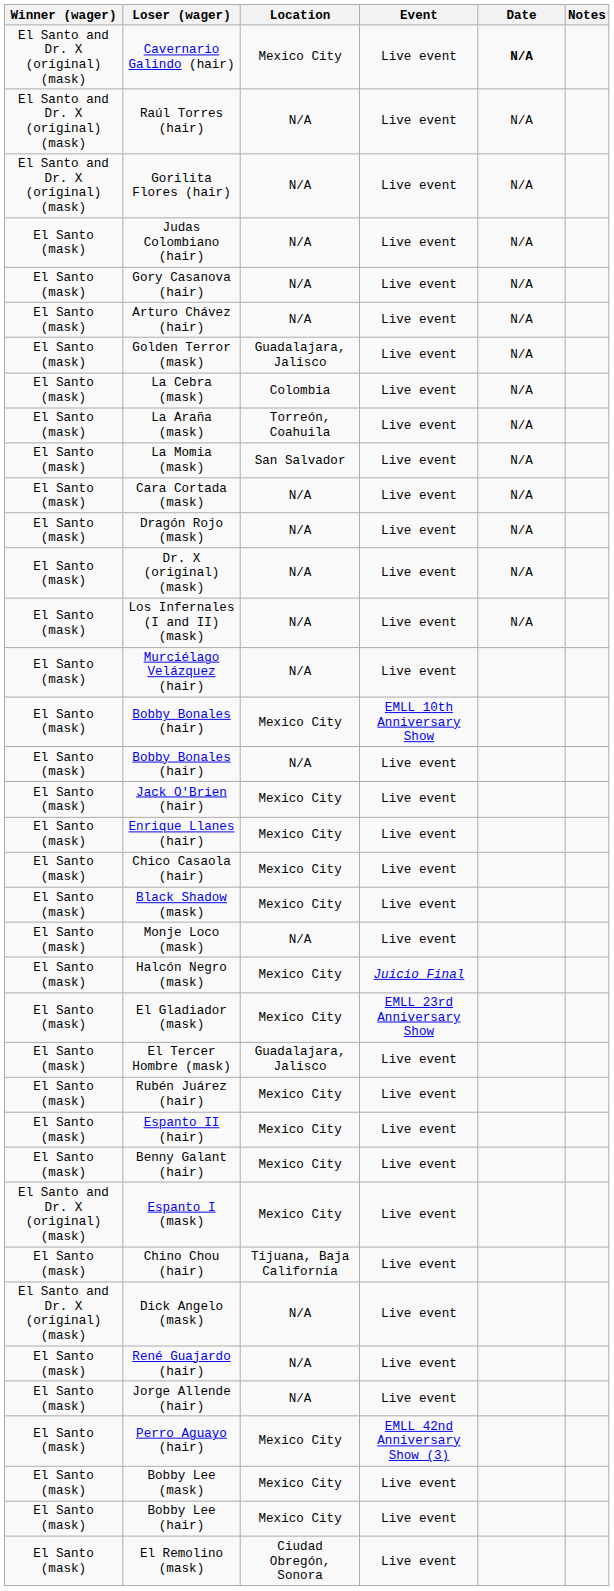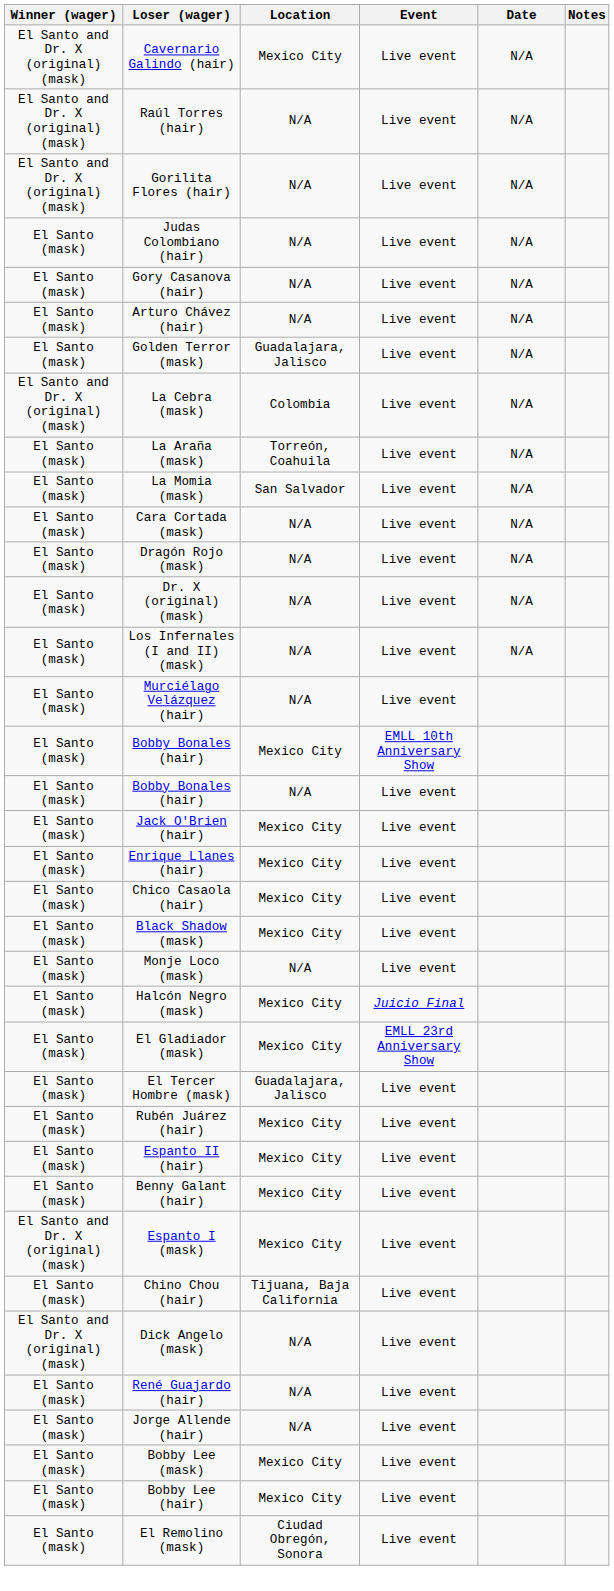(522, 57) bold -> (522, 57) normal
(63, 390) El Santo (mask) -> (63, 405) El Santo and Dr. X (original) (mask)
- row: (182, 1441)
